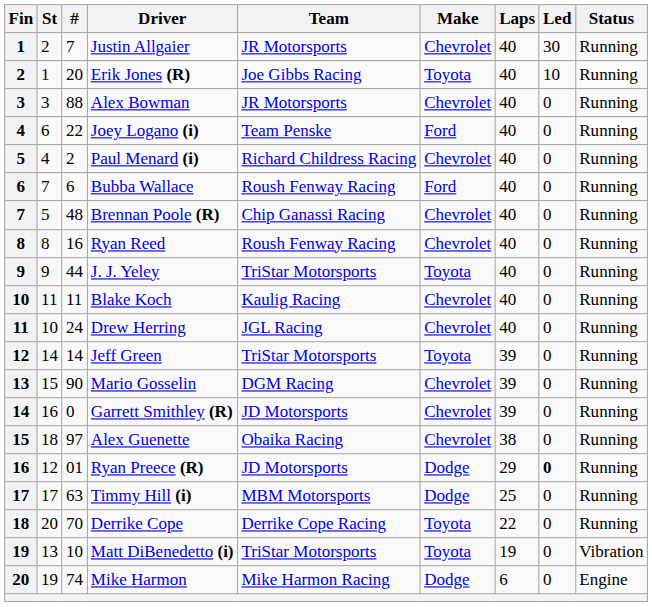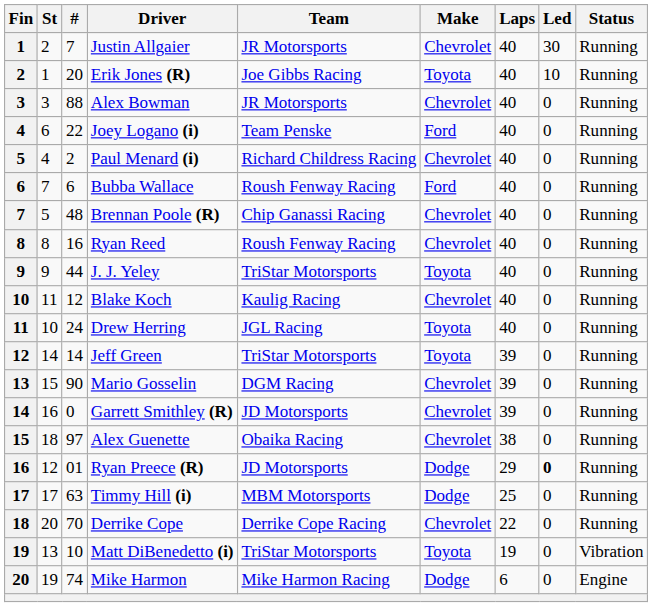(74, 299) 11 -> (74, 299) 12
(458, 327) Chevrolet -> (448, 327) Toyota
(448, 523) Toyota -> (458, 523) Chevrolet
